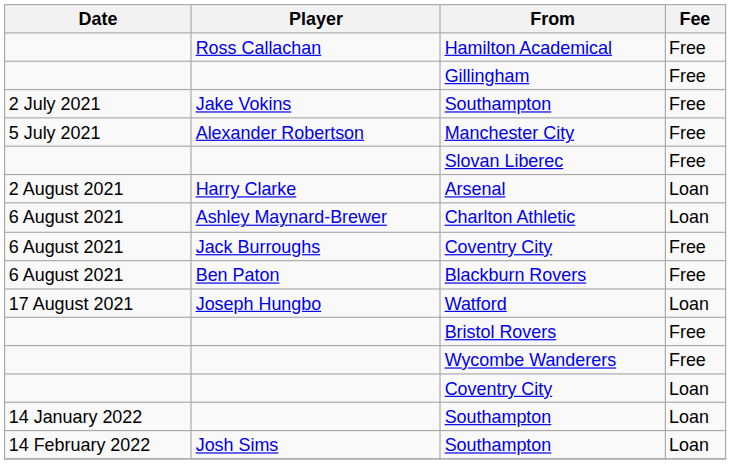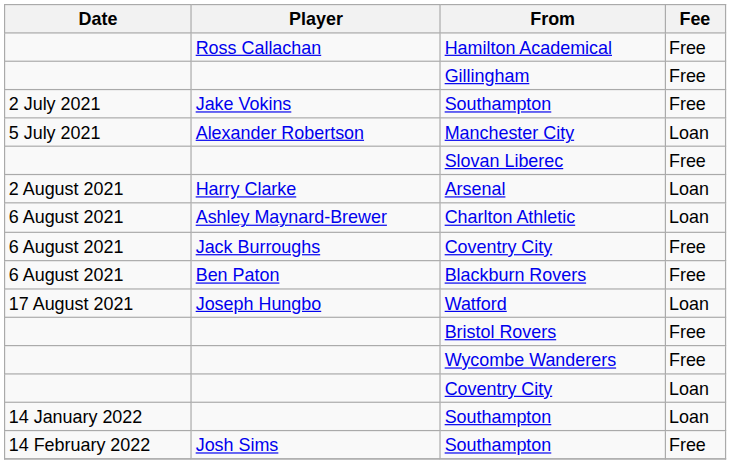(687, 133) Free -> (689, 133) Loan
(689, 445) Loan -> (687, 445) Free
